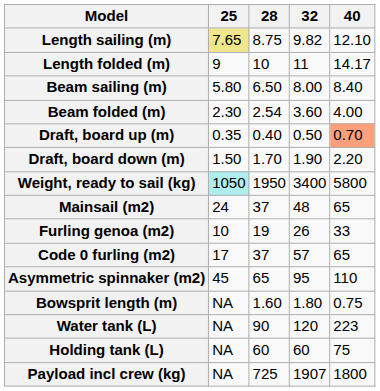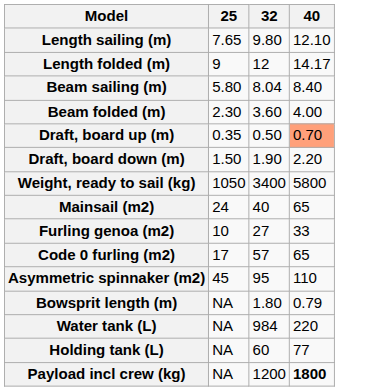- column: (269, 16)
(227, 40) khaki background -> (227, 40) no background
(308, 40) 9.82 -> (267, 40) 9.80
(301, 64) 11 -> (261, 64) 12
(308, 87) 8.00 -> (267, 87) 8.04
(229, 183) paleturquoise background -> (229, 183) no background
(301, 207) 48 -> (261, 207) 40
(301, 231) 26 -> (261, 231) 27
(348, 302) 0.75 -> (308, 302) 0.79
(305, 326) 120 -> (265, 326) 984
(346, 326) 223 -> (305, 326) 220
(342, 350) 75 -> (301, 350) 77
(310, 374) 1907 -> (269, 374) 1200
(350, 374) normal -> (310, 374) bold
